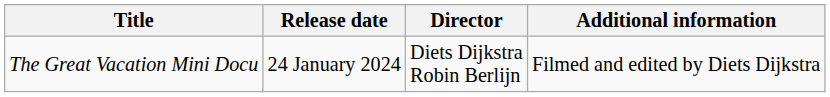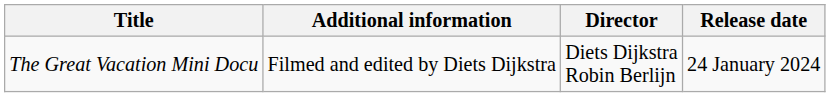columns swapped: (334, 20) <-> (676, 20)
